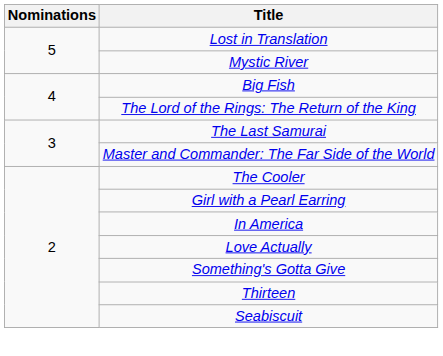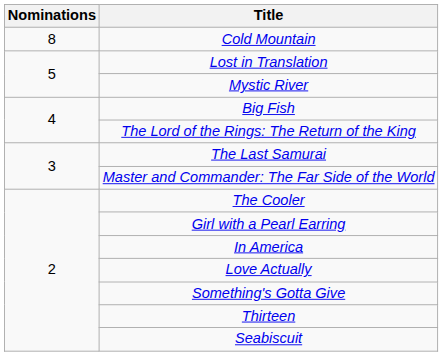+ row: (269, 39)
